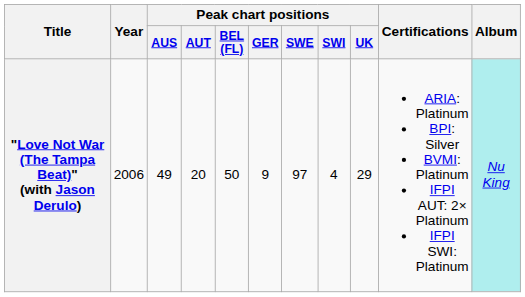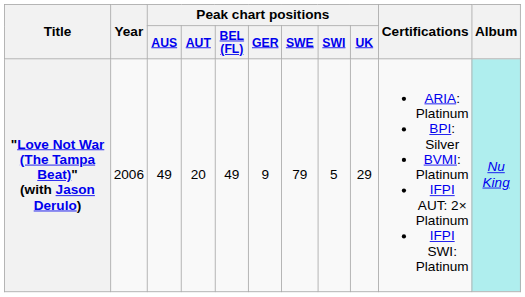(232, 175) 50 -> (232, 175) 49
(300, 175) 97 -> (300, 175) 79
(334, 175) 4 -> (334, 175) 5
